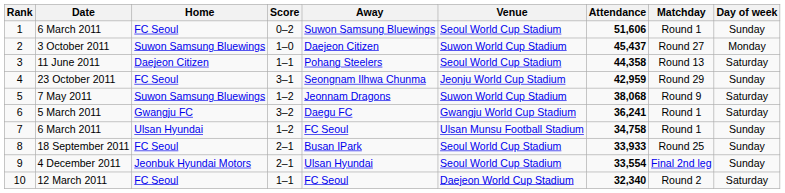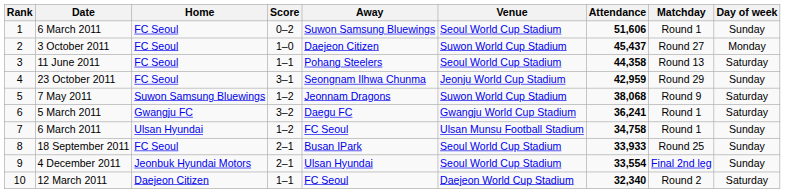(200, 46) Suwon Samsung Bluewings -> (156, 46) FC Seoul
(172, 63) Daejeon Citizen -> (156, 63) FC Seoul
(156, 180) FC Seoul -> (172, 180) Daejeon Citizen
